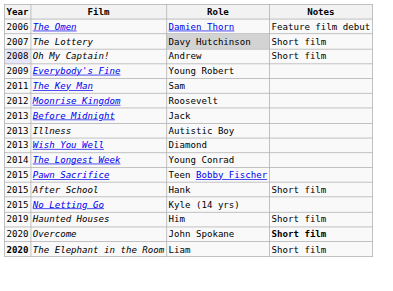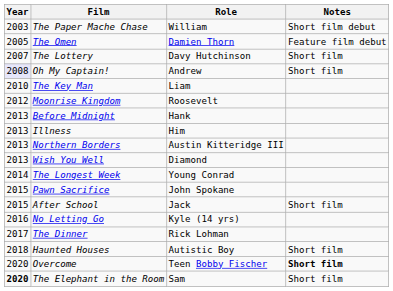+ row: (90, 27)
(17, 27) 2006 -> (17, 41) 2005
(210, 41) lightgrey background -> (210, 56) no background
- row: (77, 71)
(17, 86) 2011 -> (17, 86) 2010
(177, 86) Sam -> (180, 86) Liam
(180, 116) Jack -> (180, 116) Hank
(201, 130) Autistic Boy -> (177, 130) Him
+ row: (77, 145)
(218, 175) Teen Bobby Fischer -> (201, 190) John Spokane
(180, 190) Hank -> (180, 205) Jack
(17, 205) 2015 -> (17, 219) 2016
+ row: (60, 234)
(17, 219) 2019 -> (17, 249) 2018
(177, 219) Him -> (201, 249) Autistic Boy
(201, 234) John Spokane -> (218, 264) Teen Bobby Fischer
(180, 249) Liam -> (177, 279) Sam
